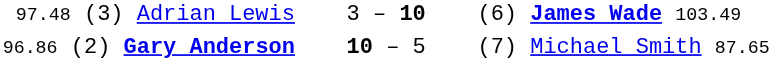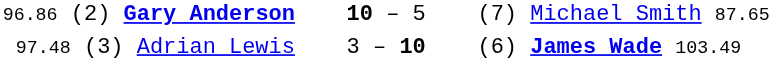rows swapped: (149, 47) <-> (155, 15)
